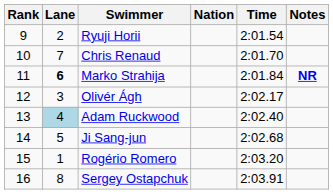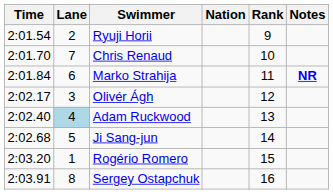columns swapped: (23, 14) <-> (262, 14)
(60, 76) bold -> (72, 76) normal
